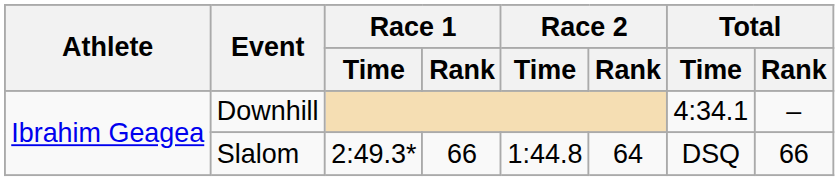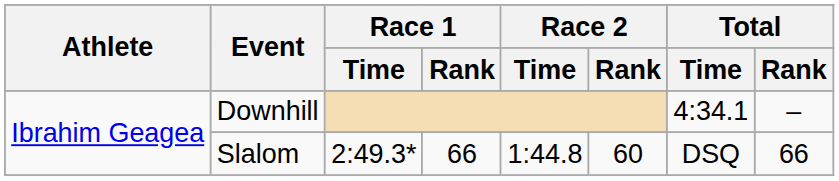(628, 154) 64 -> (628, 154) 60
